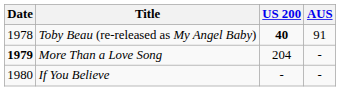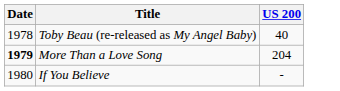- column: (320, 14)
(282, 34) bold -> (282, 34) normal
